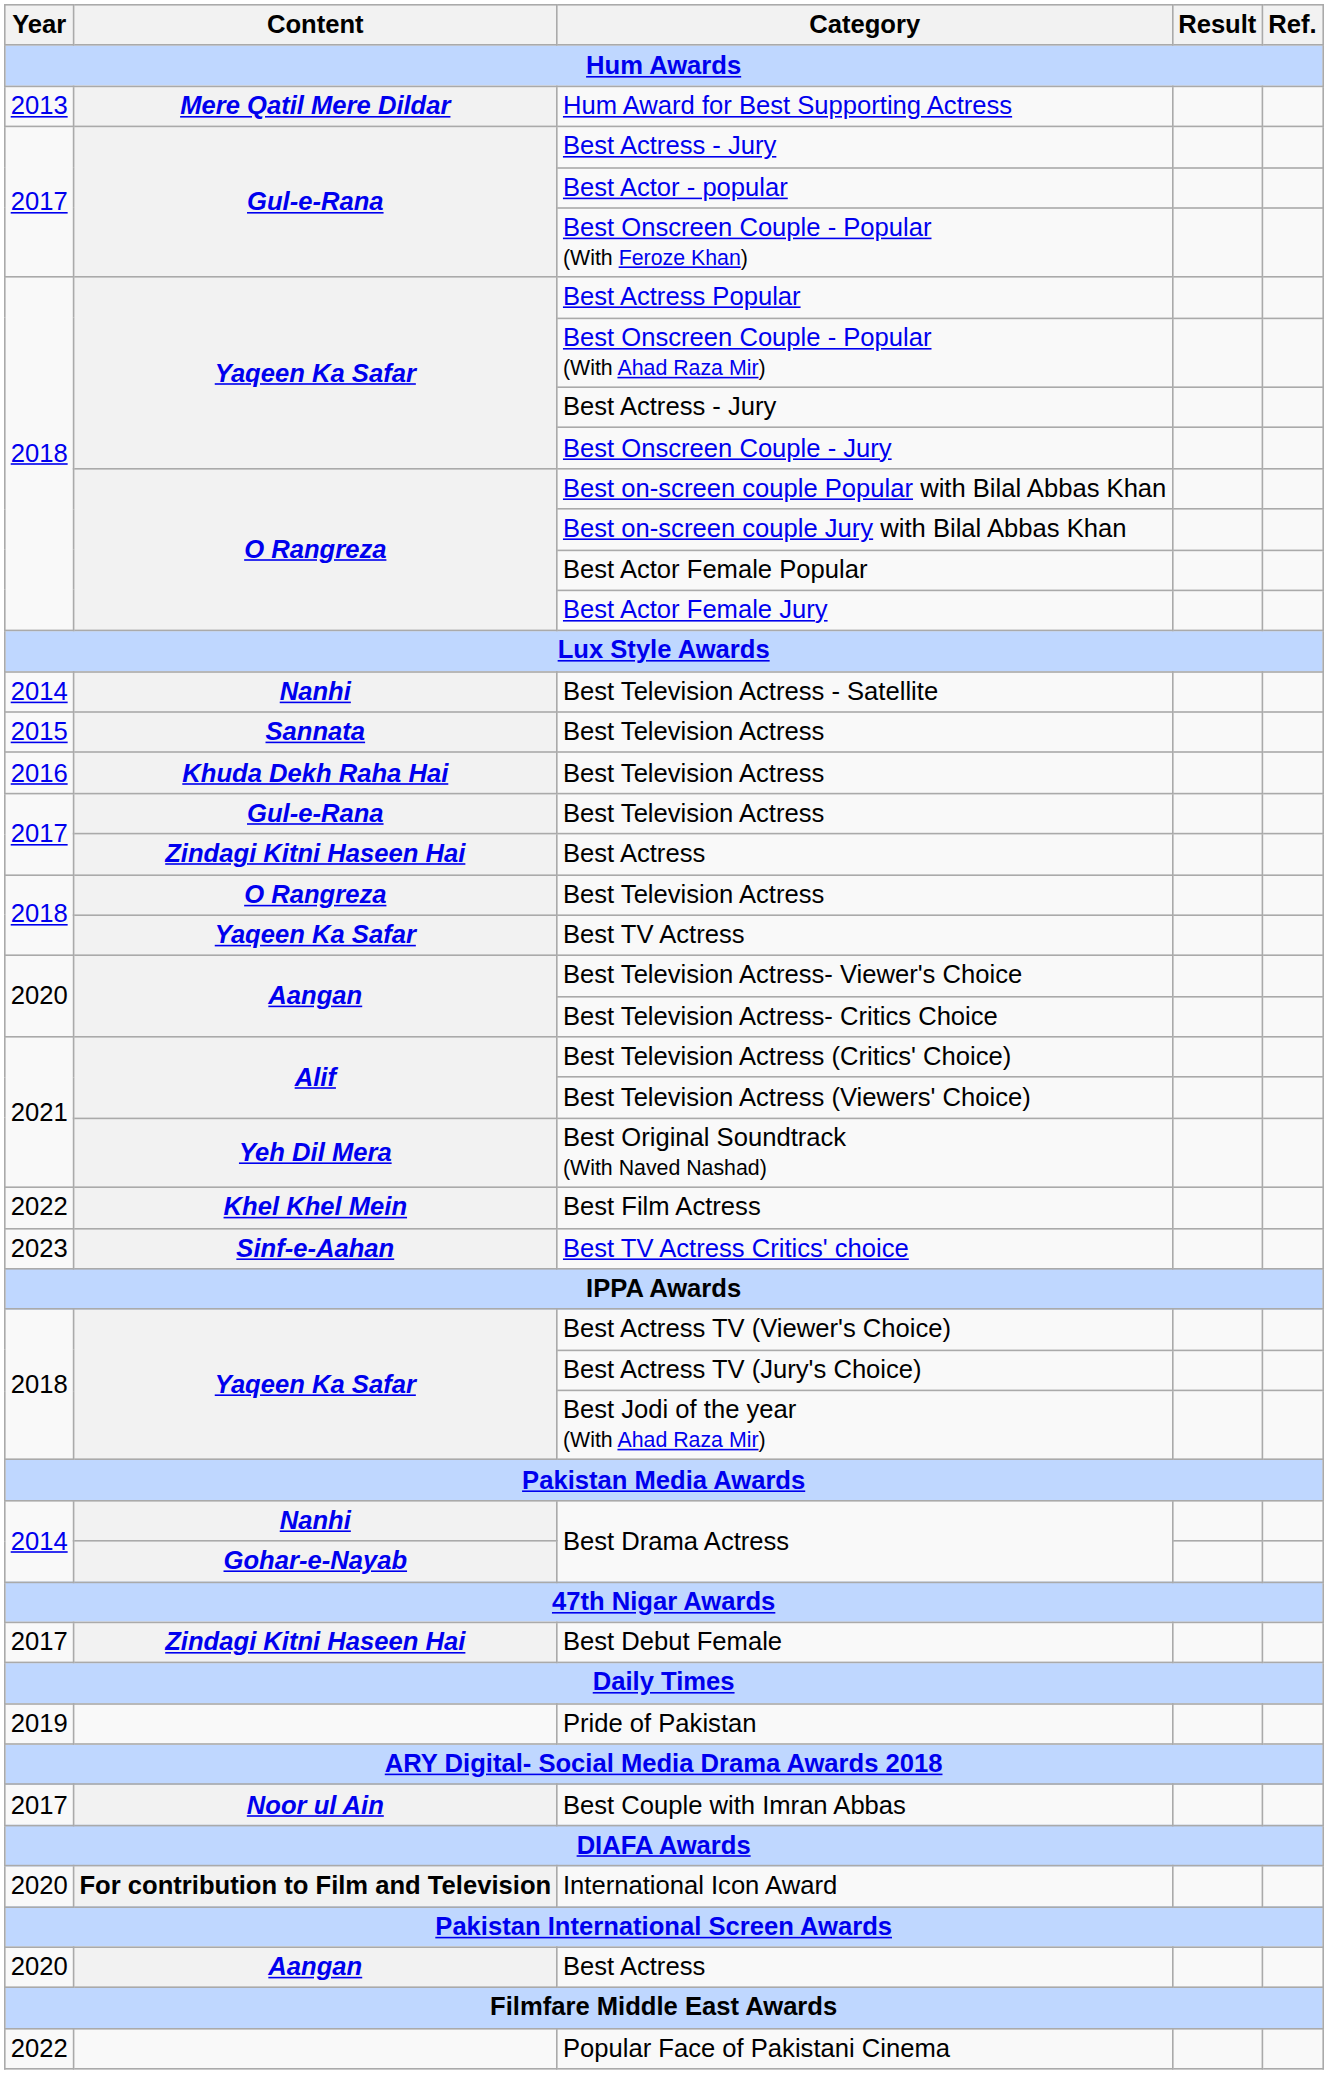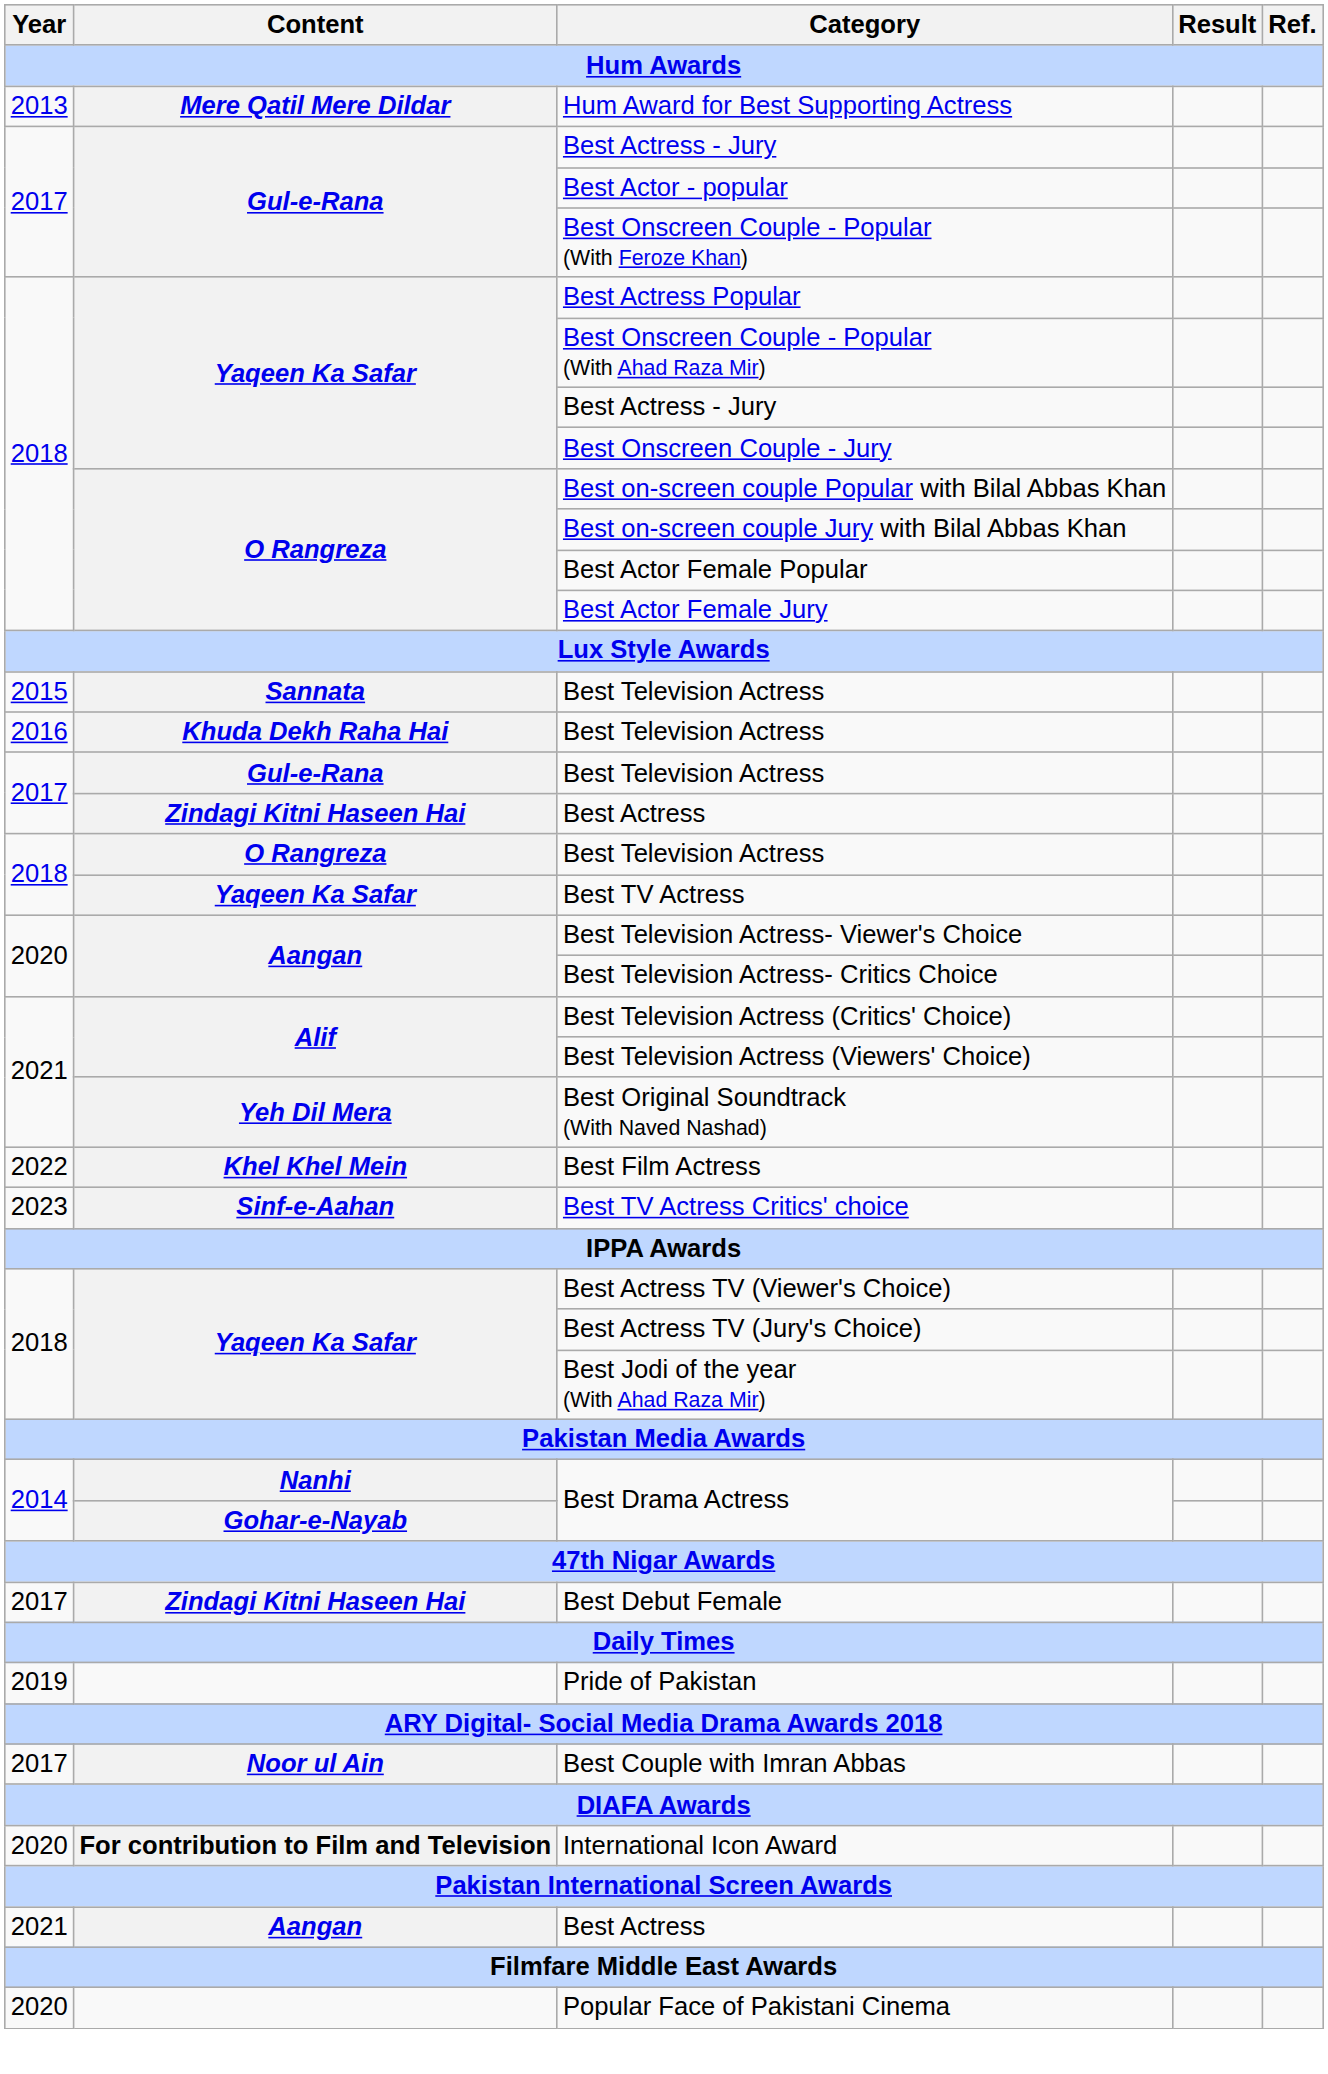- row: (315, 691)
(39, 1966) 2020 -> (39, 1926) 2021
(39, 2048) 2022 -> (39, 2007) 2020
